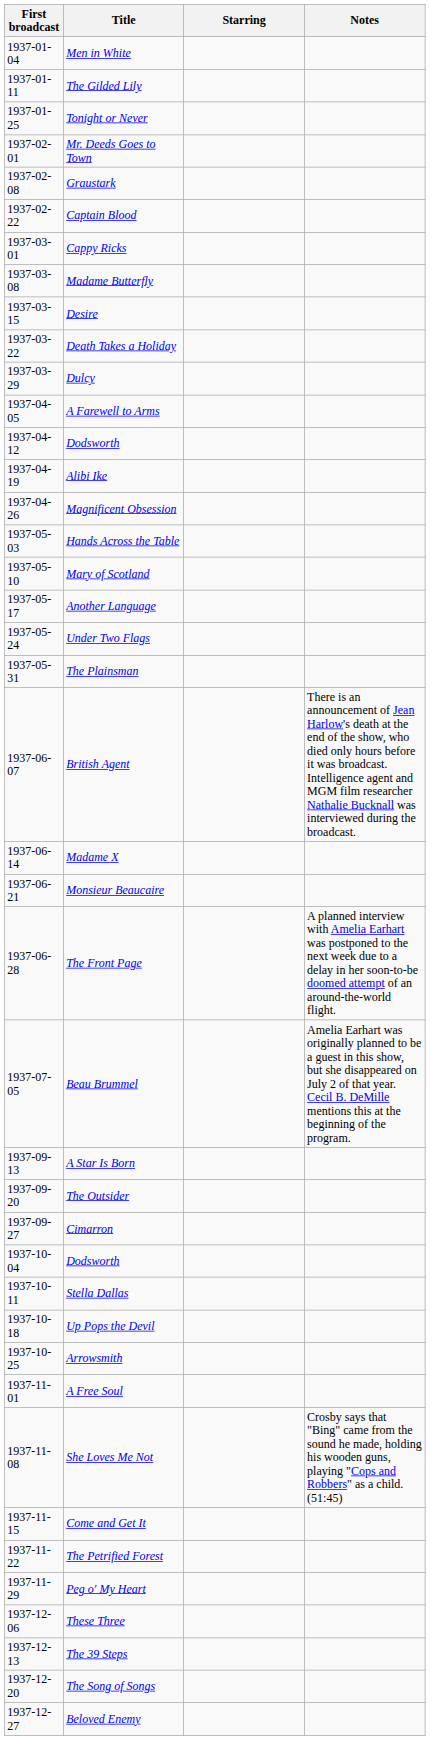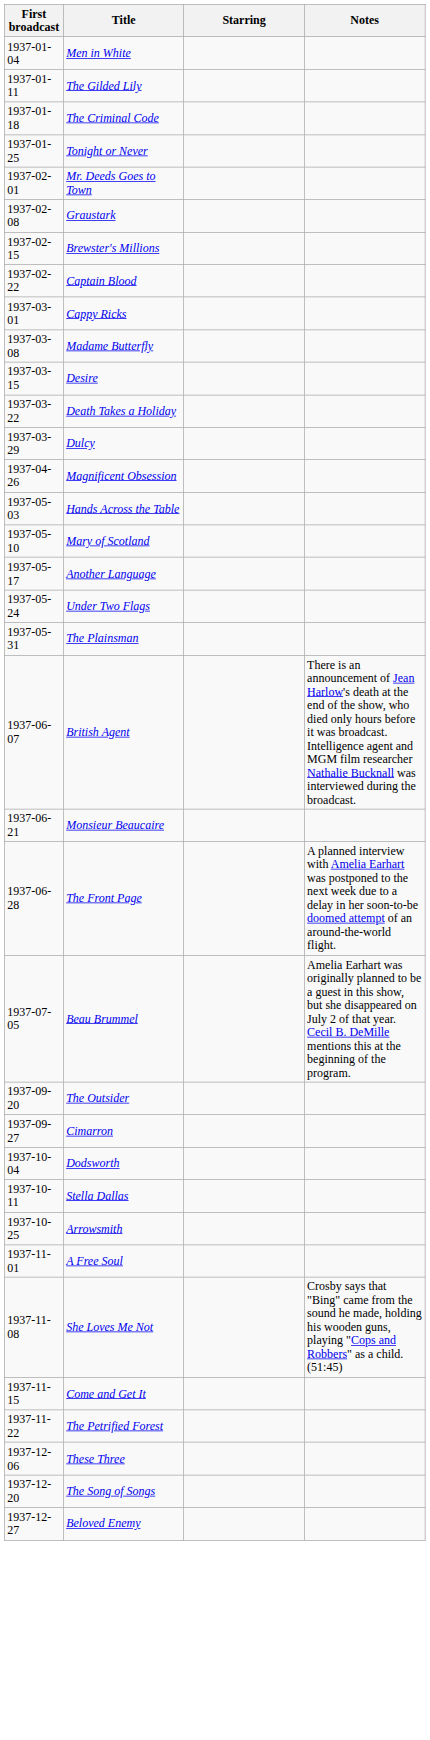+ row: (29, 118)
+ row: (29, 248)
- row: (29, 411)
- row: (29, 443)
- row: (29, 476)
- row: (29, 857)
- row: (29, 1163)
- row: (29, 1326)
- row: (29, 1588)
- row: (29, 1653)
